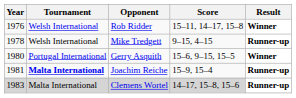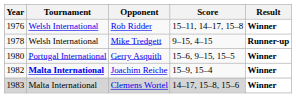(15, 71) 1981 -> (15, 71) 1982
(268, 71) Runner-up -> (262, 71) Winner
(268, 85) Runner-up -> (262, 85) Winner
